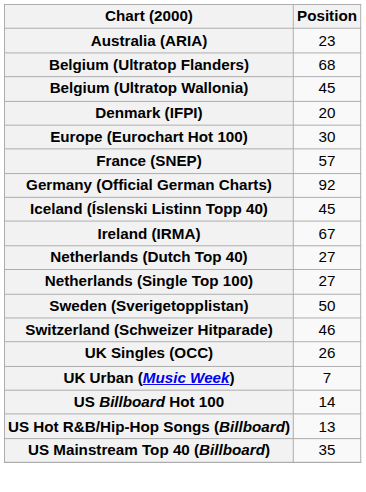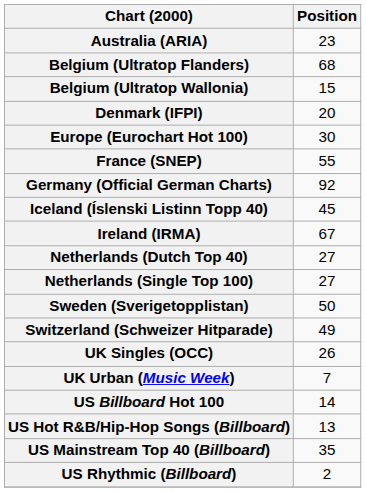(327, 88) 45 -> (327, 88) 15
(327, 161) 57 -> (327, 161) 55
(327, 329) 46 -> (327, 329) 49
+ row: (149, 474)
